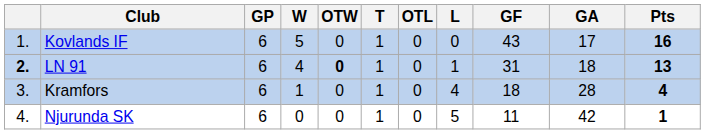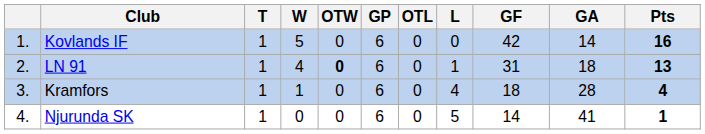columns swapped: (263, 16) <-> (380, 16)
(511, 41) 43 -> (511, 41) 42
(587, 41) 17 -> (587, 41) 14
(23, 66) bold -> (23, 66) normal
(511, 116) 11 -> (511, 116) 14
(587, 116) 42 -> (587, 116) 41
